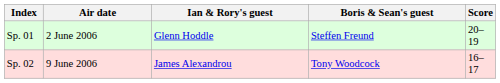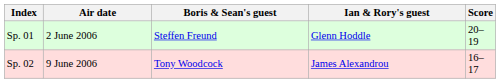columns swapped: (387, 12) <-> (230, 12)
